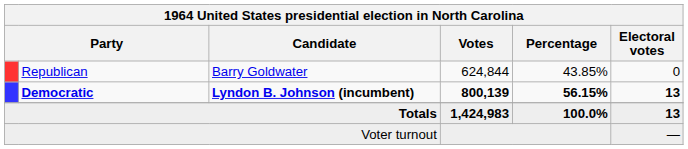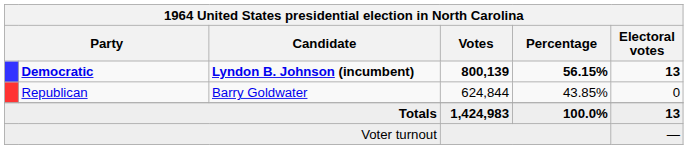rows swapped: (57, 93) <-> (55, 72)
